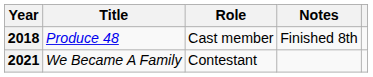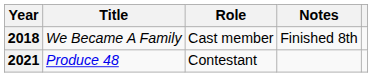(82, 38) Produce 48 -> (114, 38) We Became A Family
(114, 60) We Became A Family -> (82, 60) Produce 48
